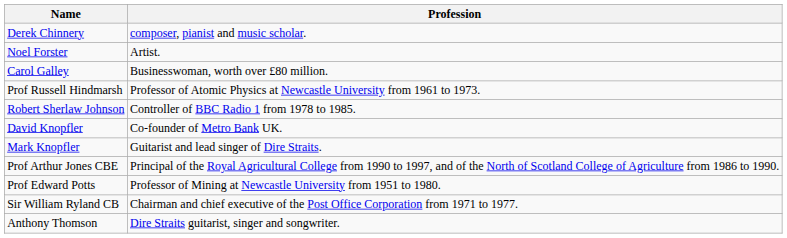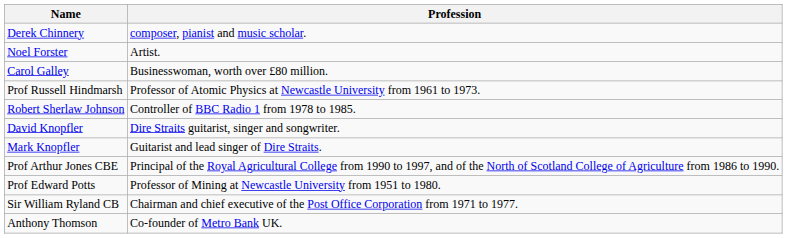(206, 128) Co-founder of Metro Bank UK. -> (235, 128) Dire Straits guitarist, singer and songwriter.
(235, 223) Dire Straits guitarist, singer and songwriter. -> (206, 223) Co-founder of Metro Bank UK.
